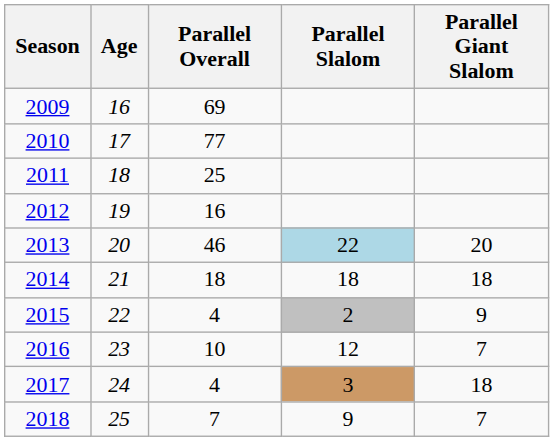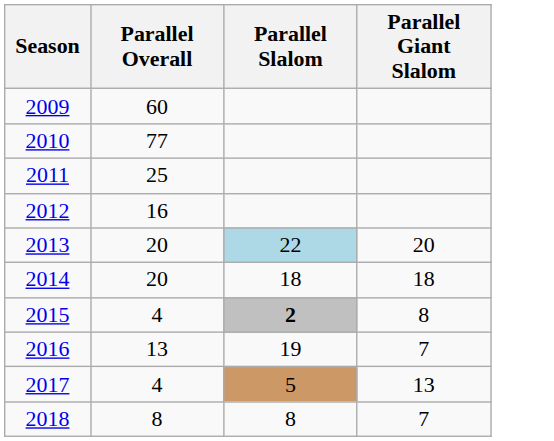- column: (119, 46)
(215, 105) 69 -> (157, 105) 60
(215, 245) 46 -> (157, 245) 20
(215, 279) 18 -> (157, 279) 20
(348, 314) normal -> (290, 314) bold
(481, 314) 9 -> (424, 314) 8
(215, 349) 10 -> (157, 349) 13
(348, 349) 12 -> (290, 349) 19
(348, 384) 3 -> (290, 384) 5
(481, 384) 18 -> (424, 384) 13
(215, 418) 7 -> (157, 418) 8
(348, 418) 9 -> (290, 418) 8
